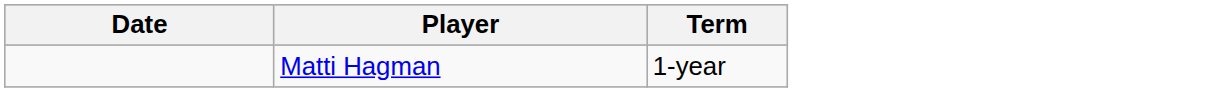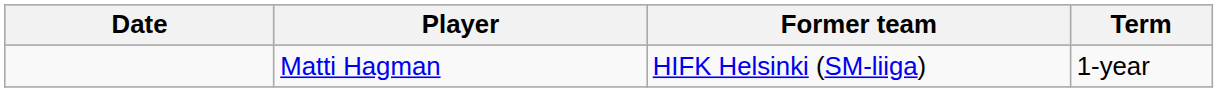+ column: (859, 24)
